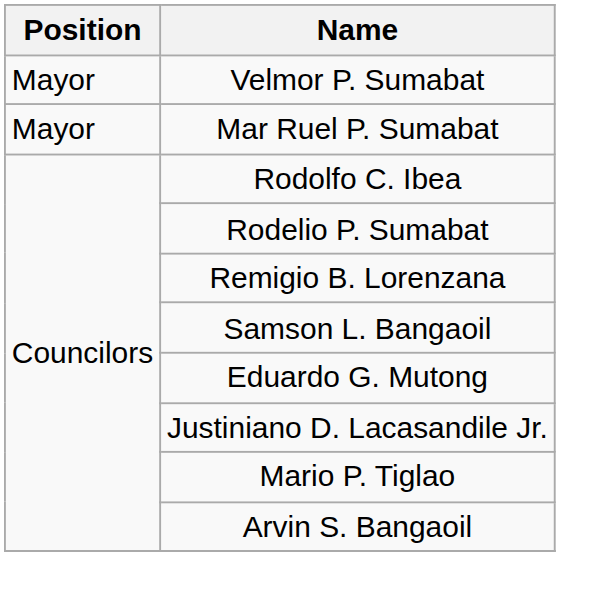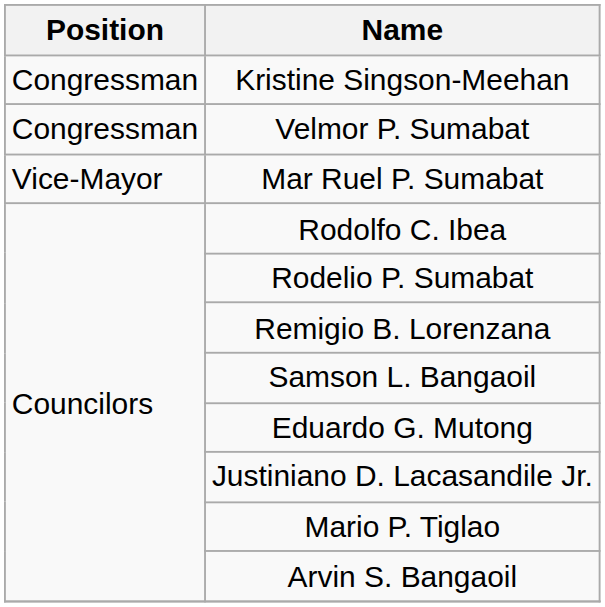+ row: (402, 79)
(53, 79) Mayor -> (105, 129) Congressman
(53, 129) Mayor -> (87, 179) Vice-Mayor
